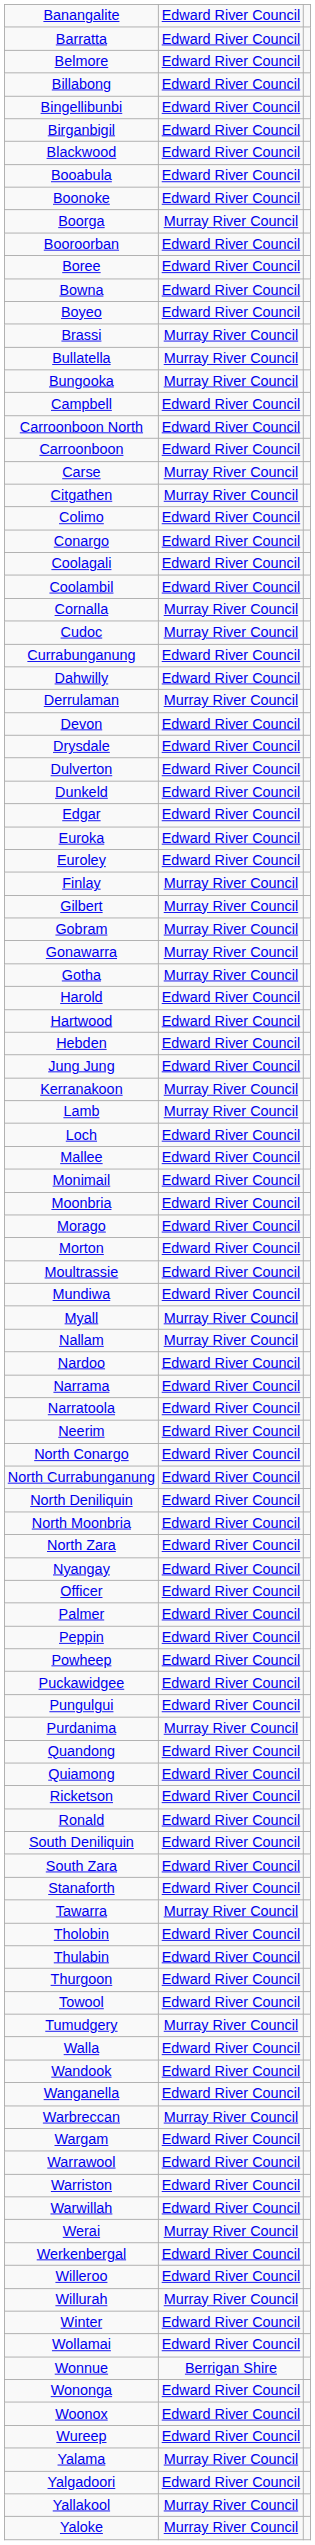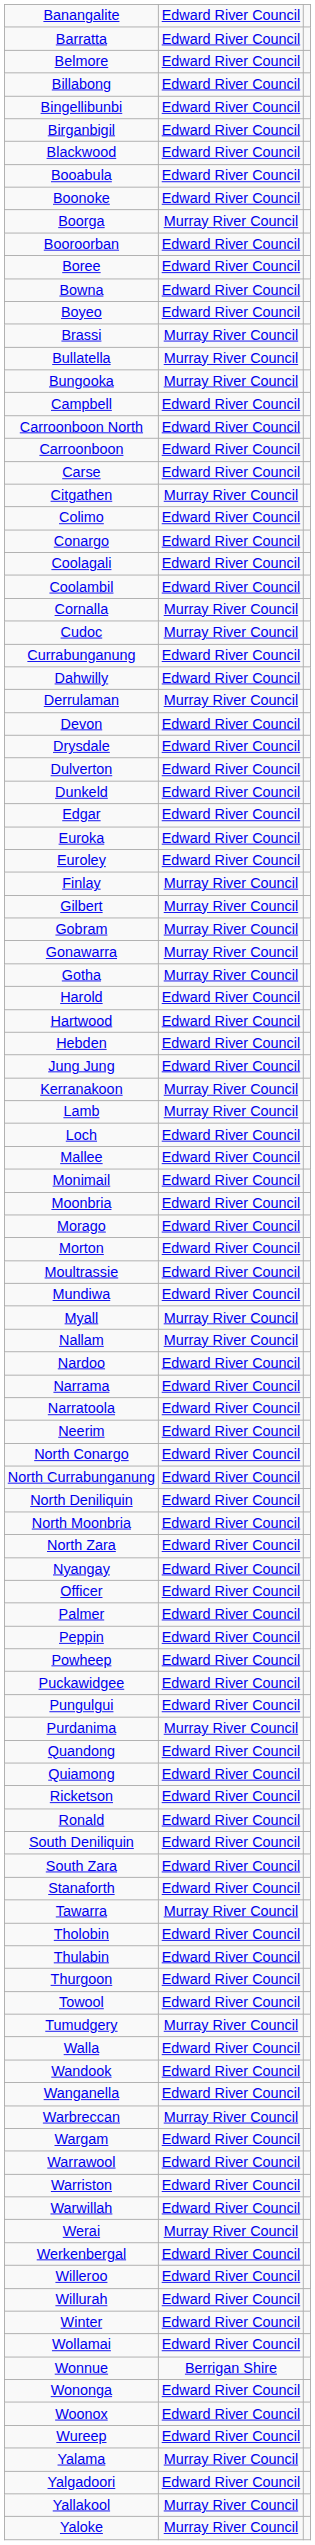(231, 472) Murray River Council -> (231, 472) Edward River Council
(231, 2299) Murray River Council -> (231, 2299) Edward River Council
